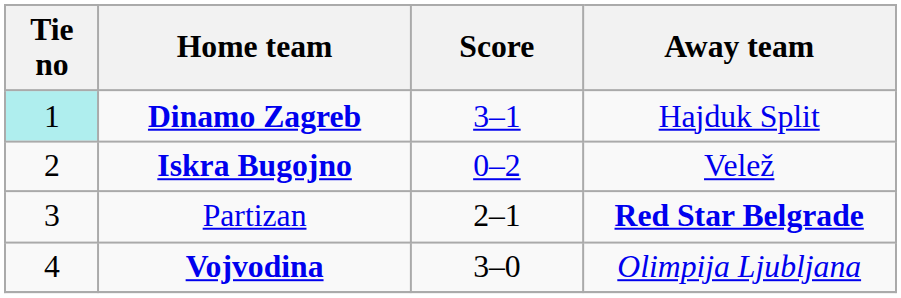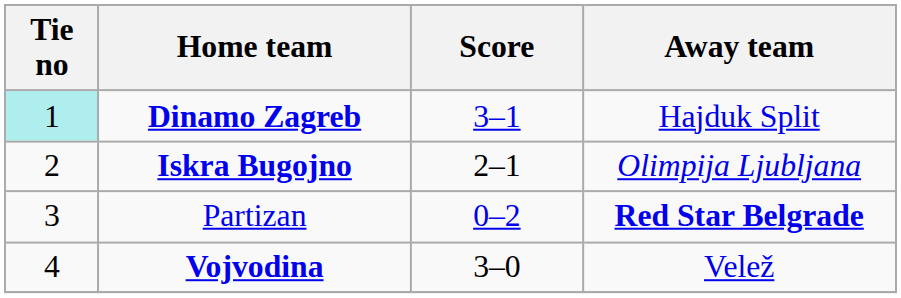(497, 165) 0–2 -> (497, 165) 2–1
(739, 165) Velež -> (739, 165) Olimpija Ljubljana
(497, 215) 2–1 -> (497, 215) 0–2
(739, 266) Olimpija Ljubljana -> (739, 266) Velež
